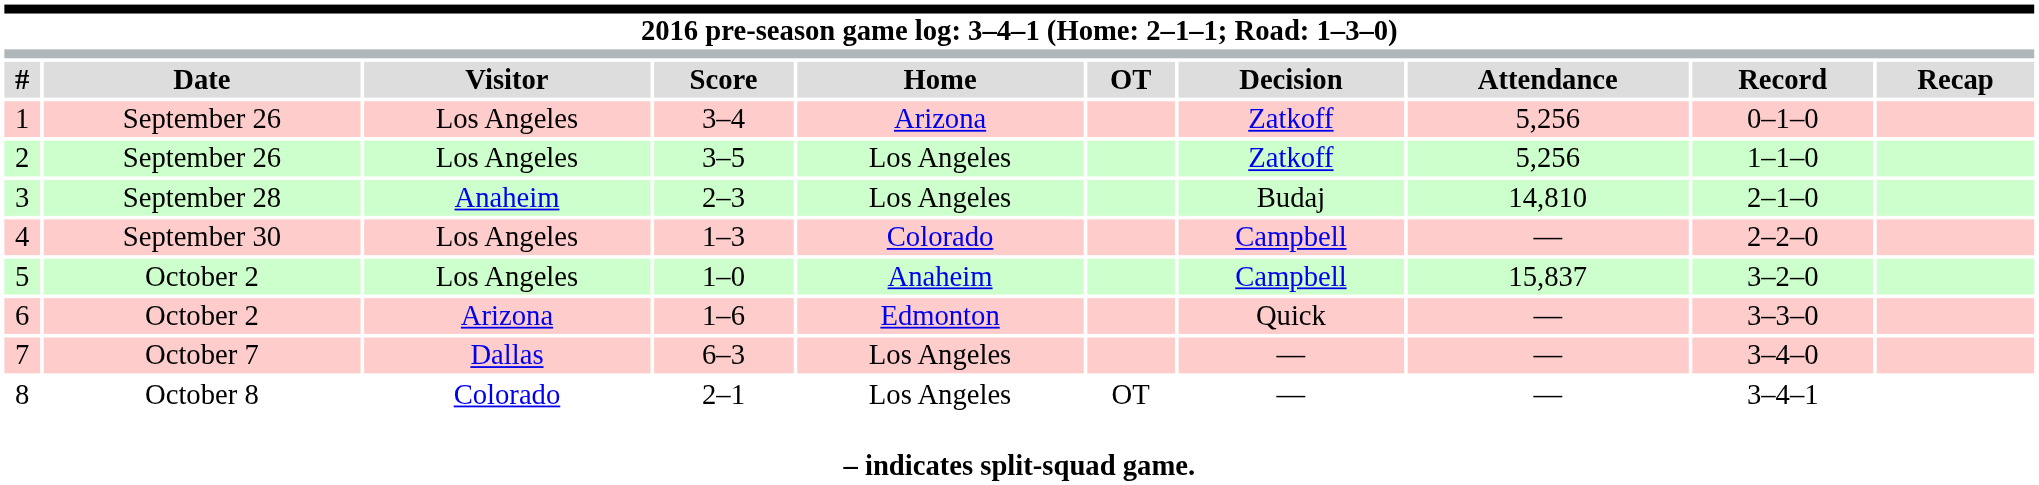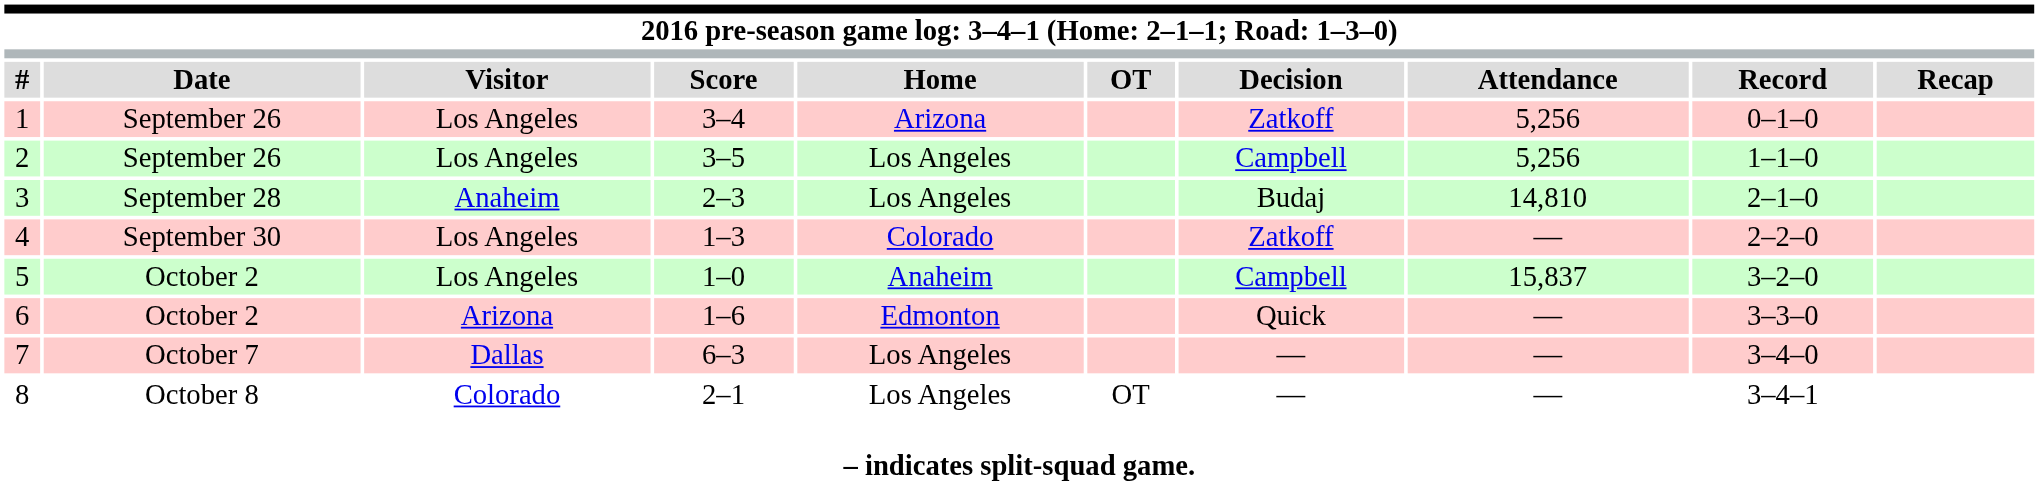(1291, 158) Zatkoff -> (1291, 158) Campbell
(1291, 236) Campbell -> (1291, 236) Zatkoff
